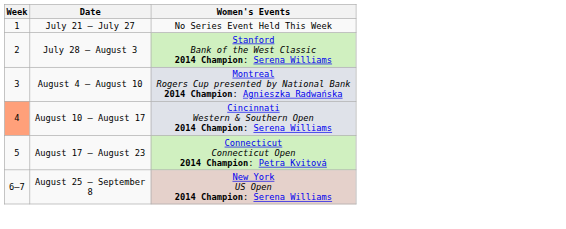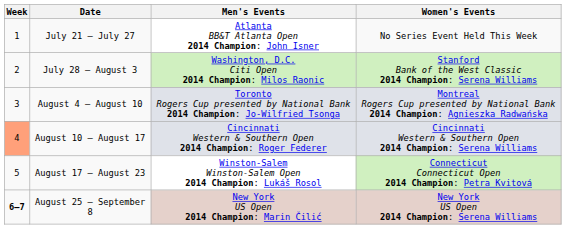+ column: (253, 11)
(17, 187) normal -> (17, 207) bold
